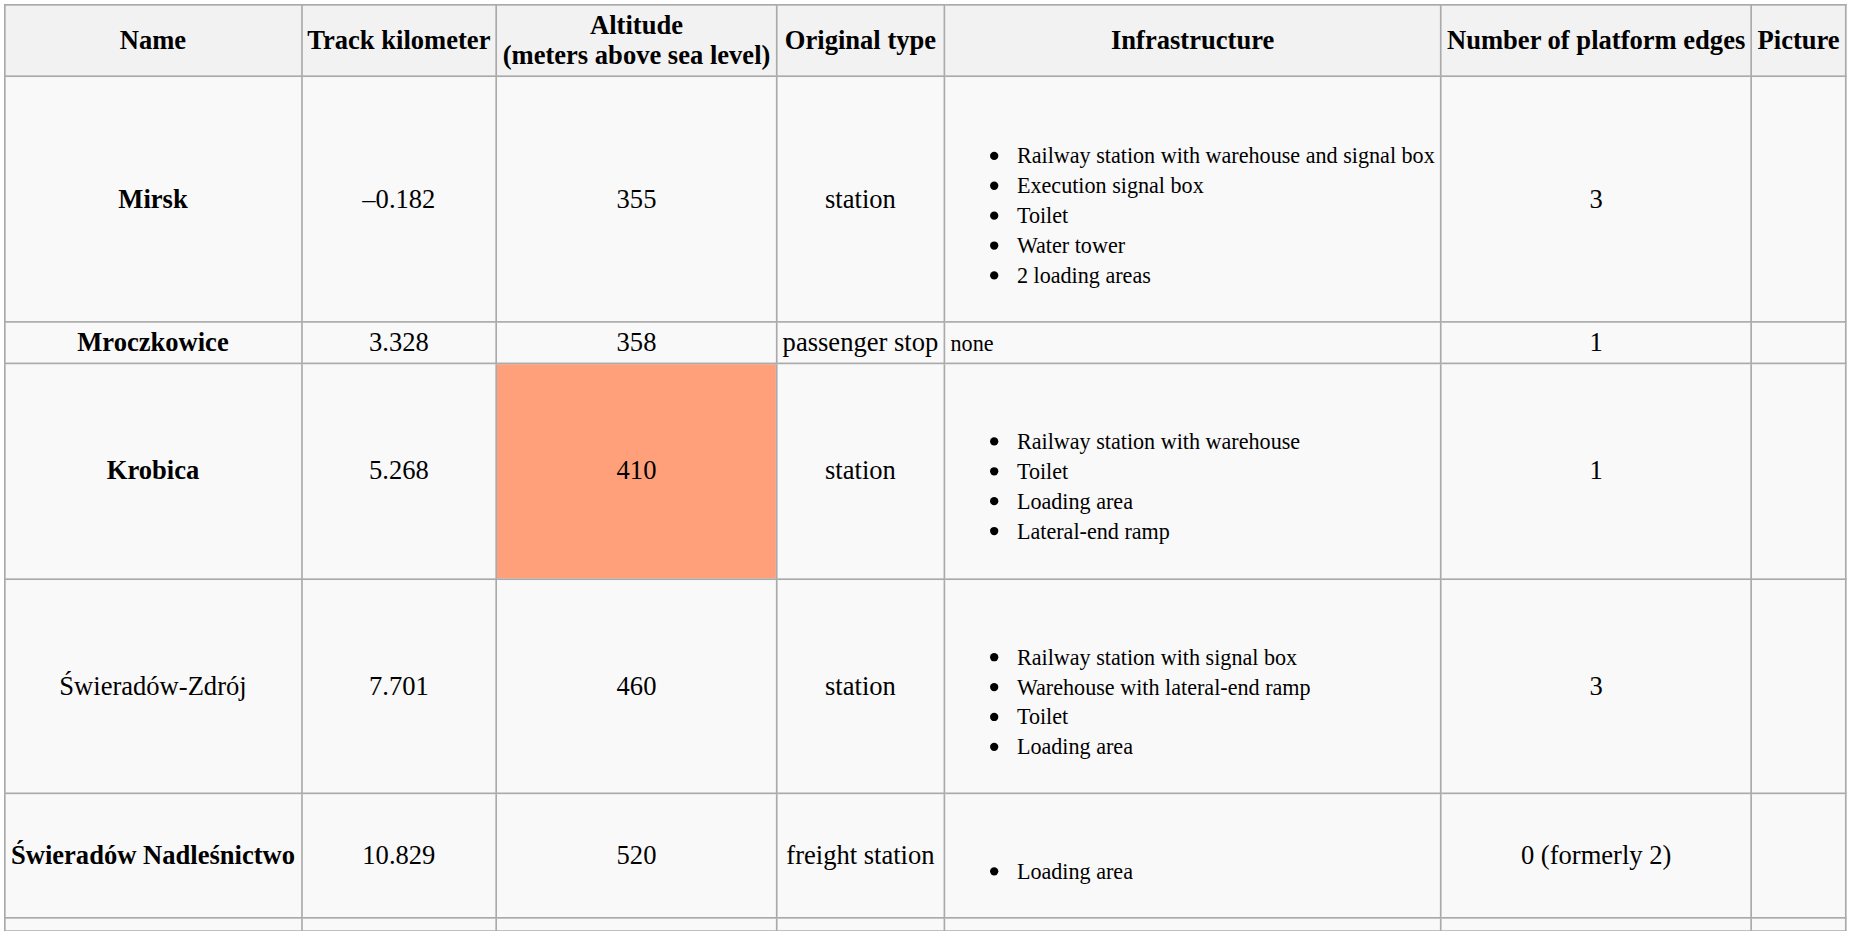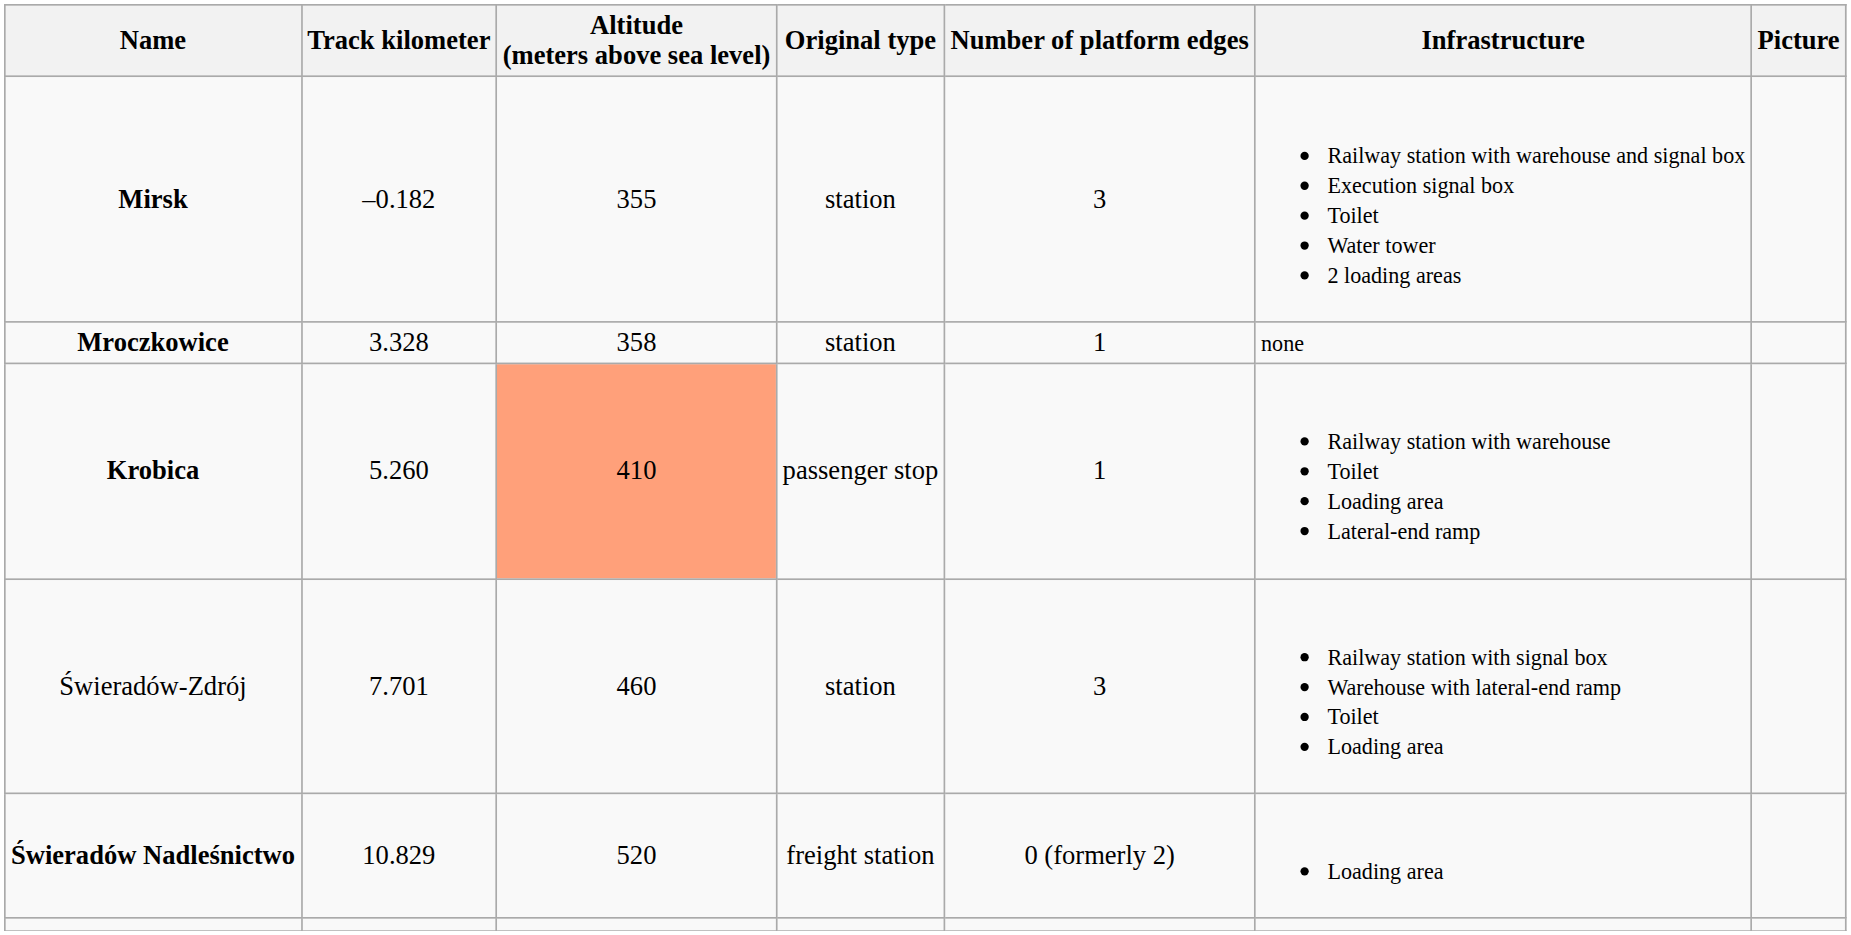columns swapped: (1596, 40) <-> (1193, 40)
(860, 342) passenger stop -> (860, 342) station
(399, 470) 5.268 -> (399, 470) 5.260
(860, 470) station -> (860, 470) passenger stop
